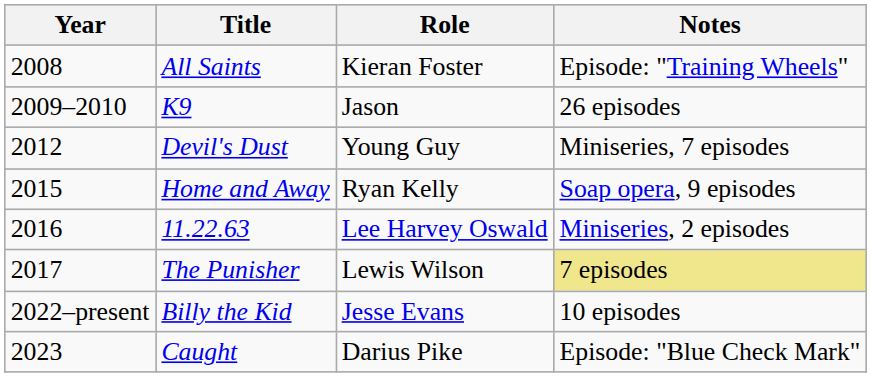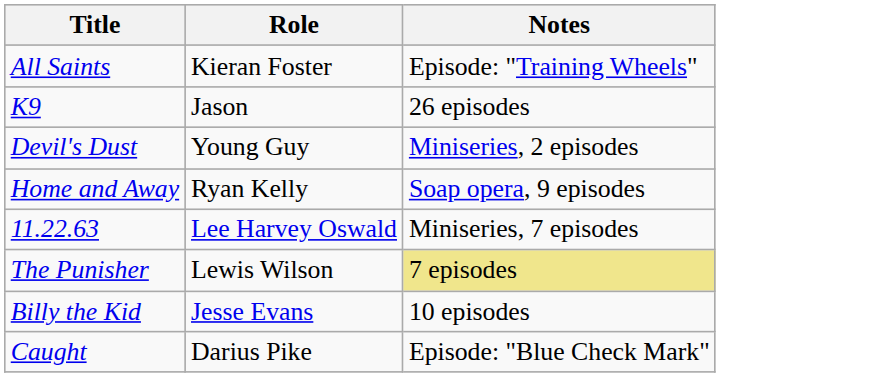- column: (80, 24)
(674, 147) Miniseries, 7 episodes -> (524, 147) Miniseries, 2 episodes
(674, 229) Miniseries, 2 episodes -> (524, 229) Miniseries, 7 episodes
